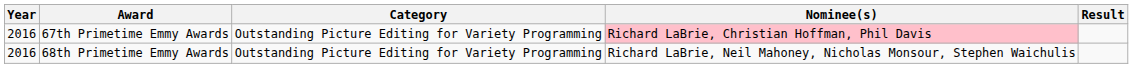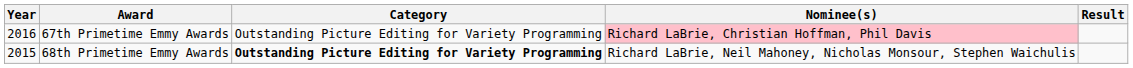(22, 53) 2016 -> (22, 53) 2015
(418, 53) normal -> (418, 53) bold
